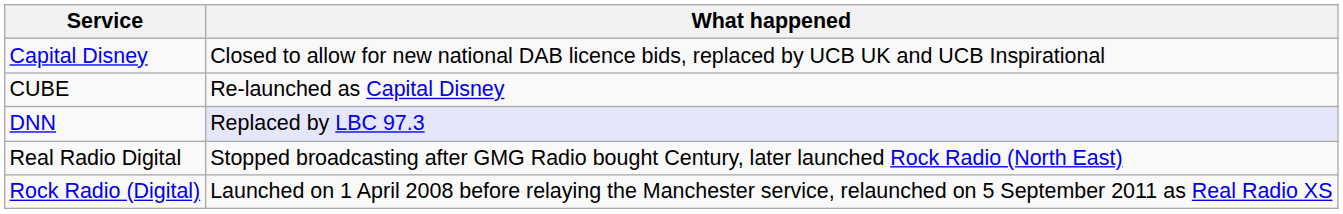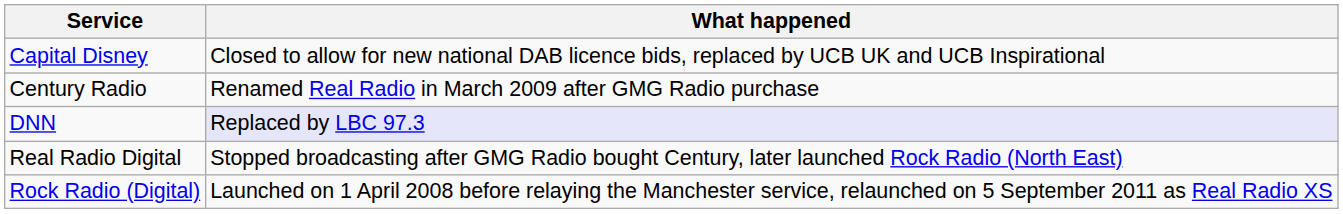+ row: (78, 89)
- row: (39, 89)
